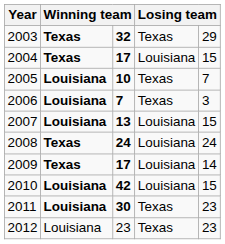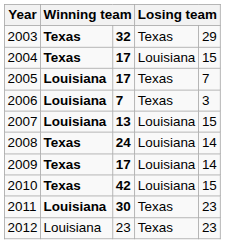(123, 79) 10 -> (123, 79) 17
(209, 143) 24 -> (209, 143) 14
(75, 185) Louisiana -> (62, 185) Texas
